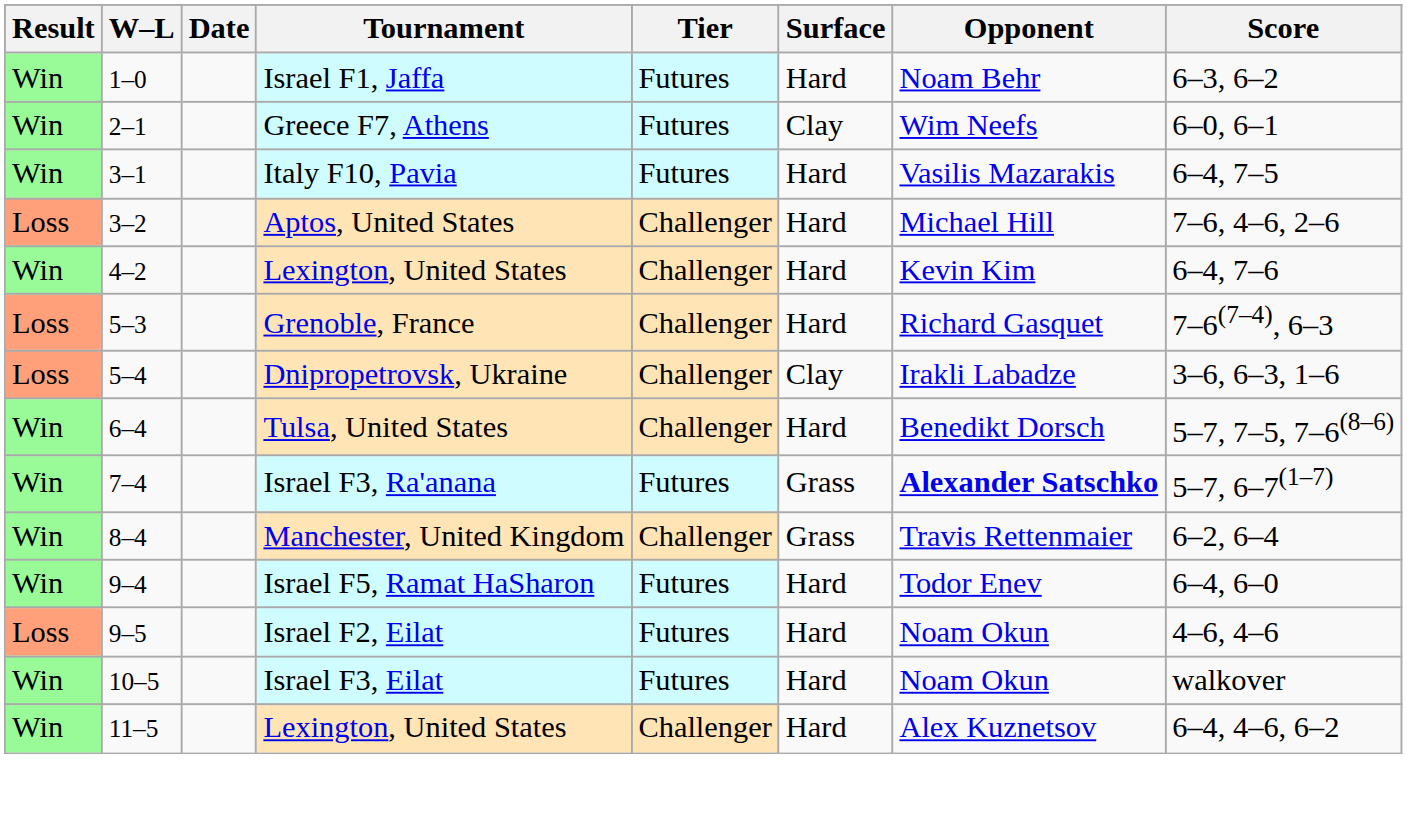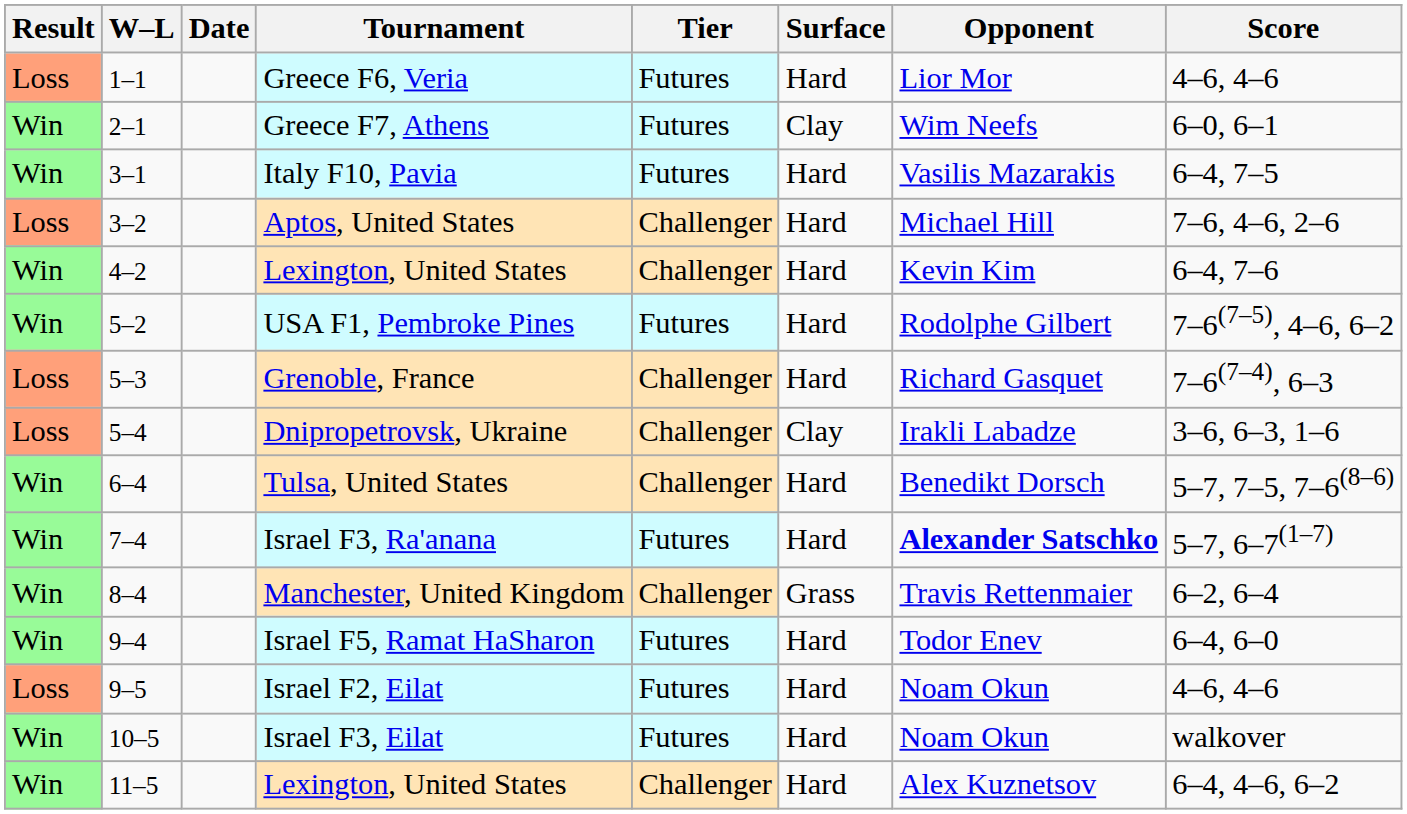- row: (128, 78)
+ row: (128, 78)
+ row: (128, 323)
(820, 483) Grass -> (816, 539) Hard
